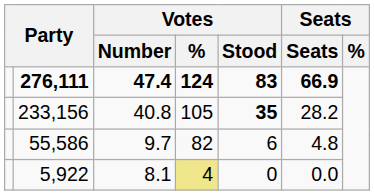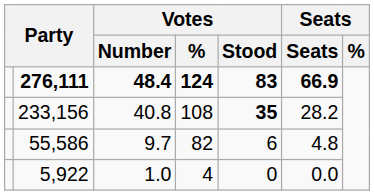(152, 81) 47.4 -> (152, 81) 48.4
(197, 112) 105 -> (197, 112) 108
(158, 174) 8.1 -> (158, 174) 1.0
(208, 174) khaki background -> (208, 174) no background
